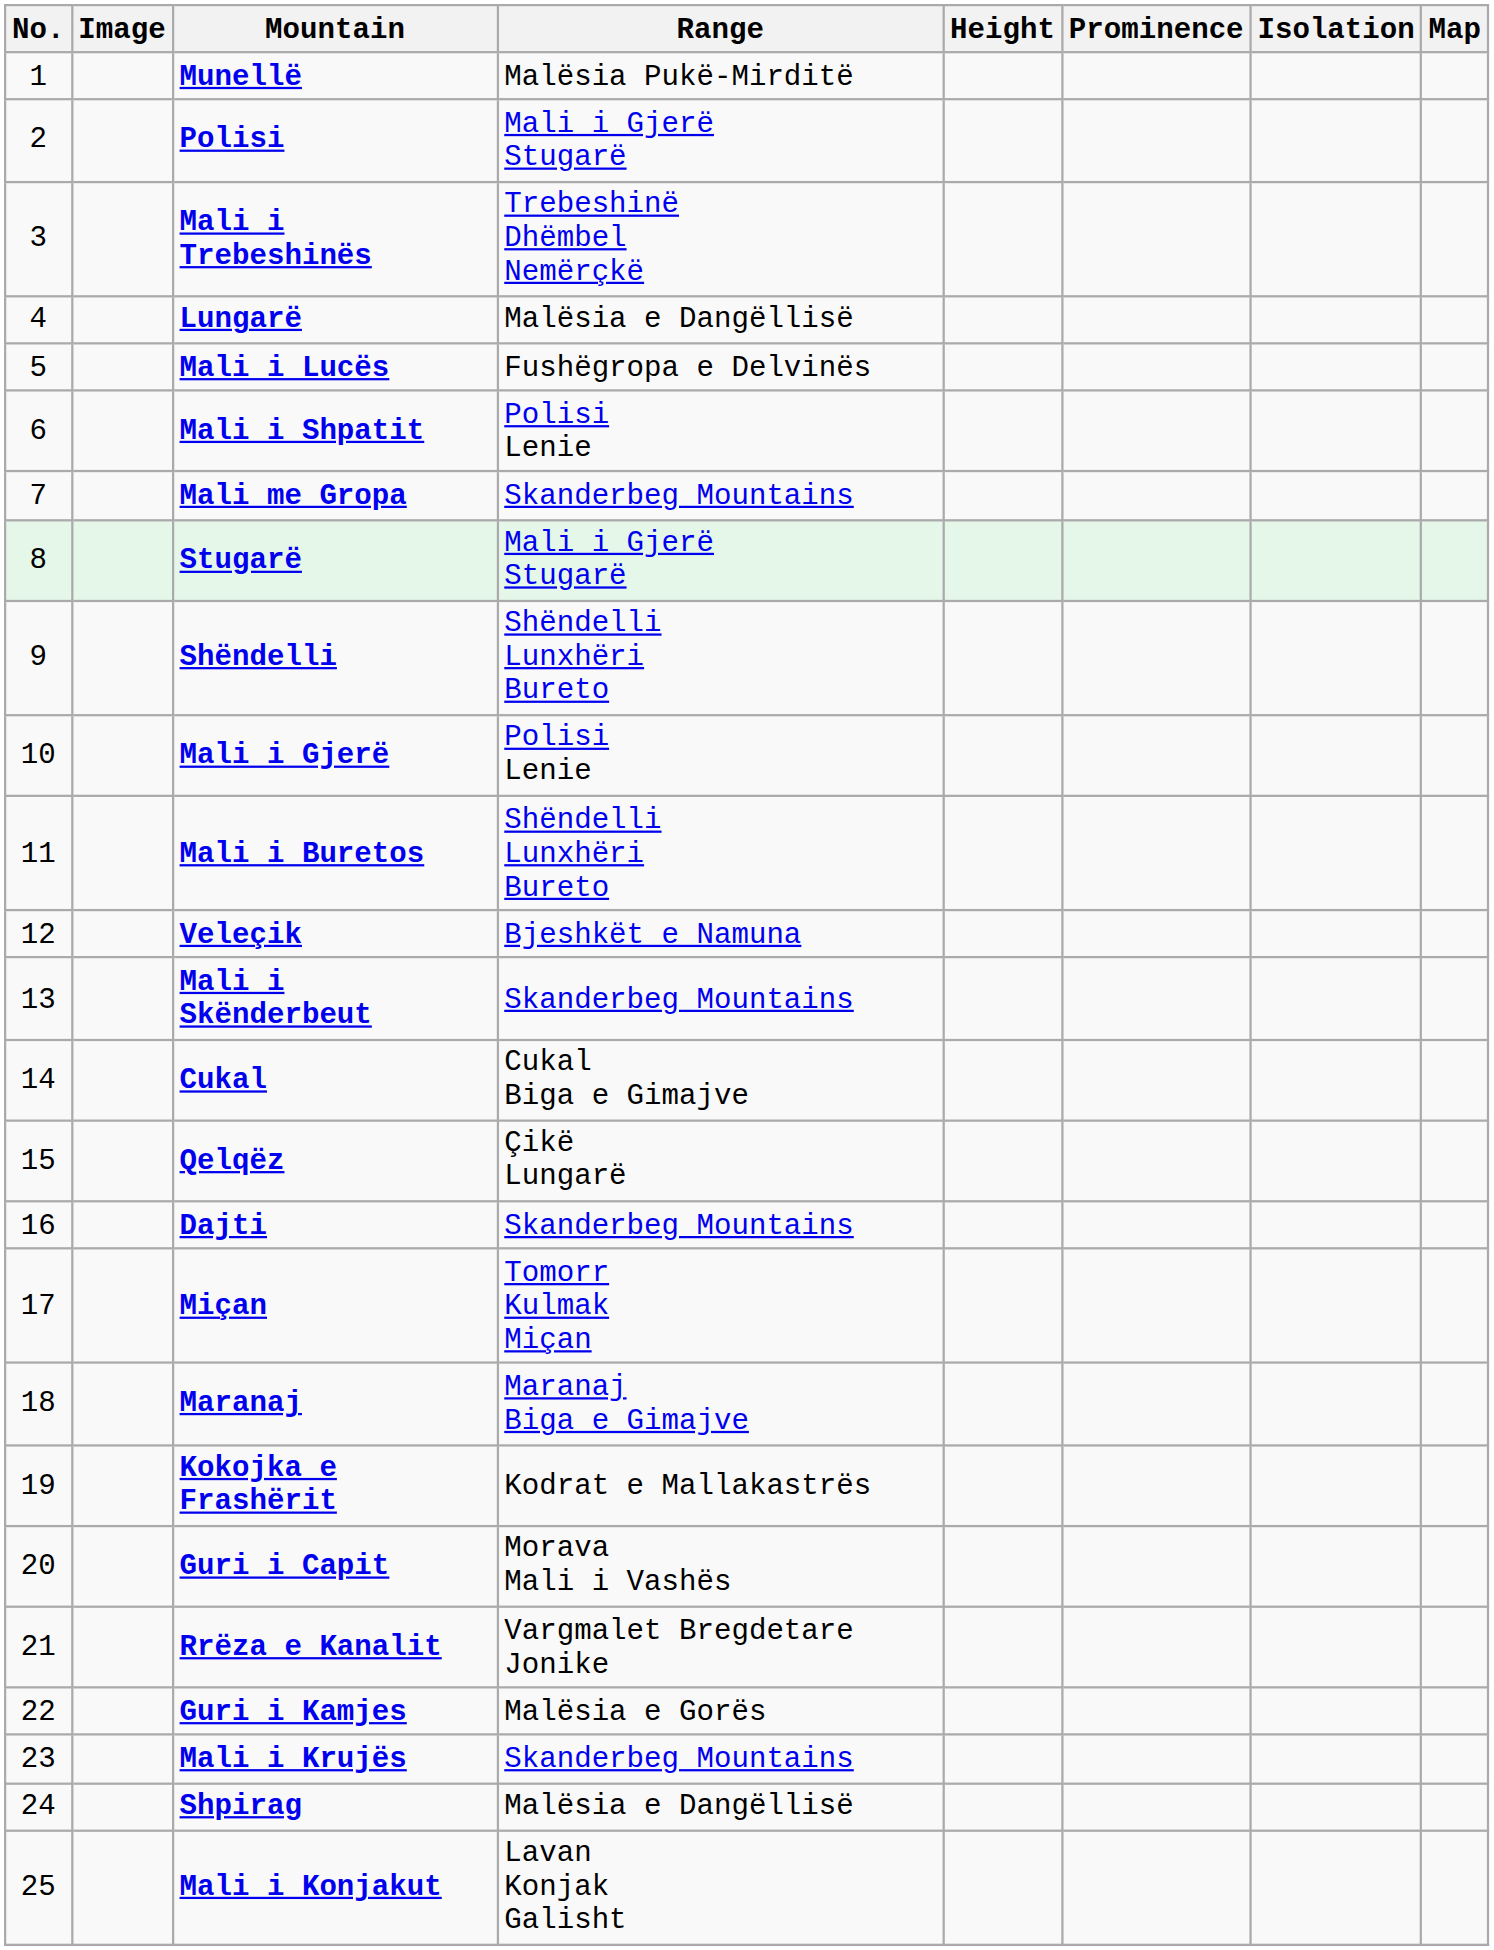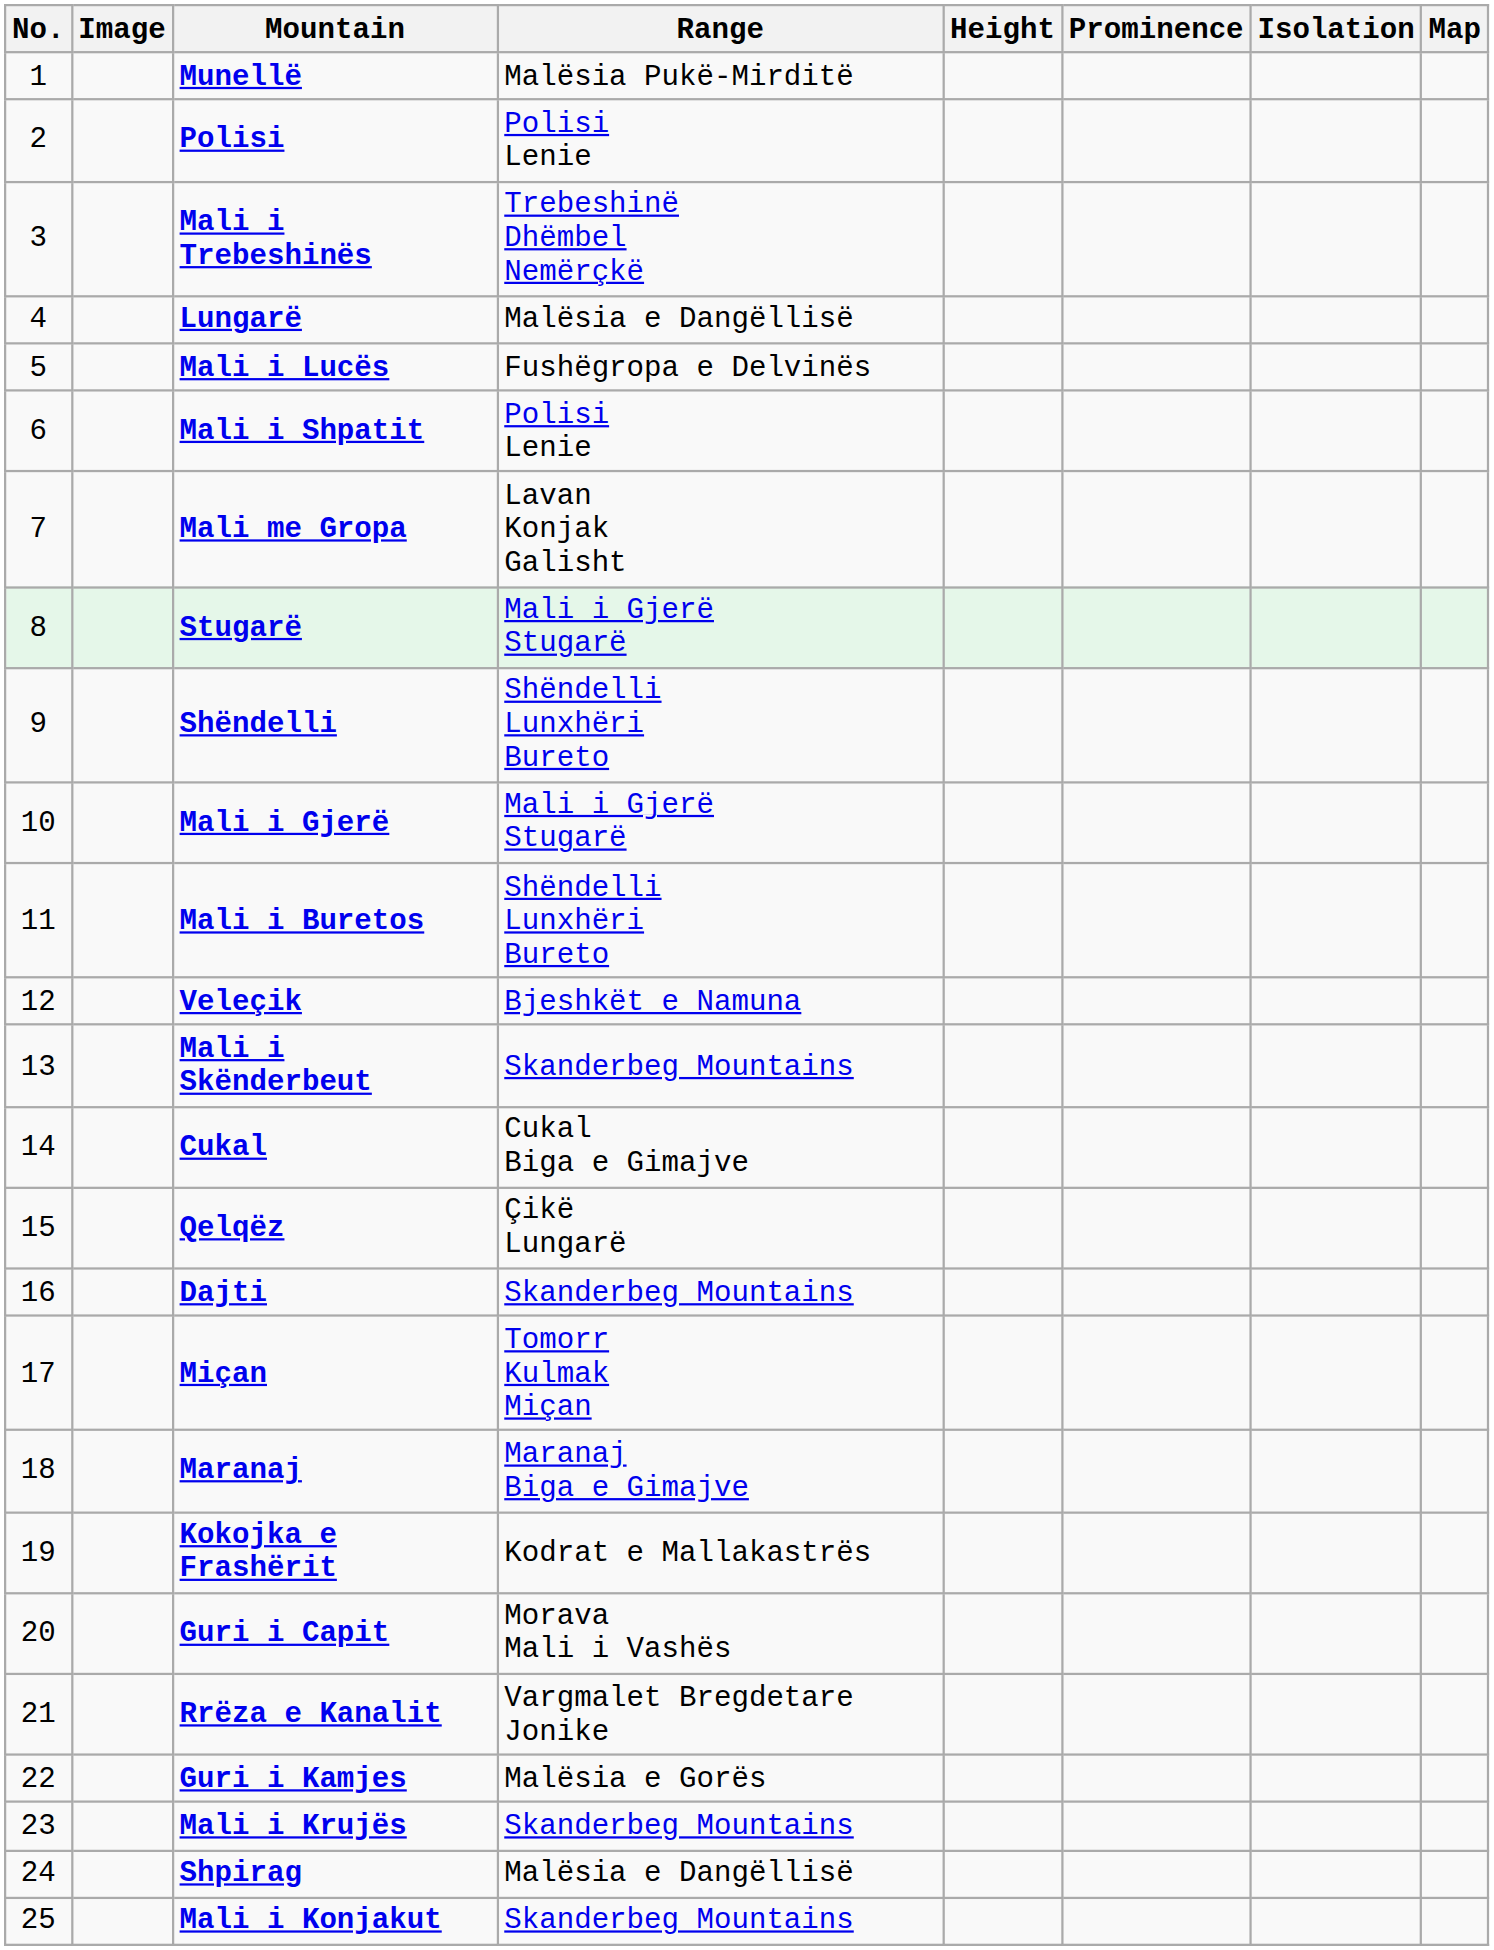(609, 141) Mali i Gjerë Stugarë -> (557, 141) Polisi Lenie
(679, 495) Skanderbeg Mountains -> (565, 529) Lavan Konjak Galisht
(557, 755) Polisi Lenie -> (609, 823) Mali i Gjerë Stugarë
(565, 1887) Lavan Konjak Galisht -> (679, 1921) Skanderbeg Mountains
